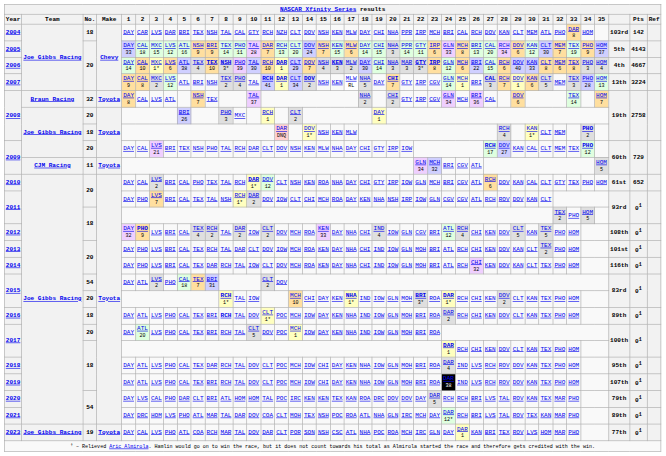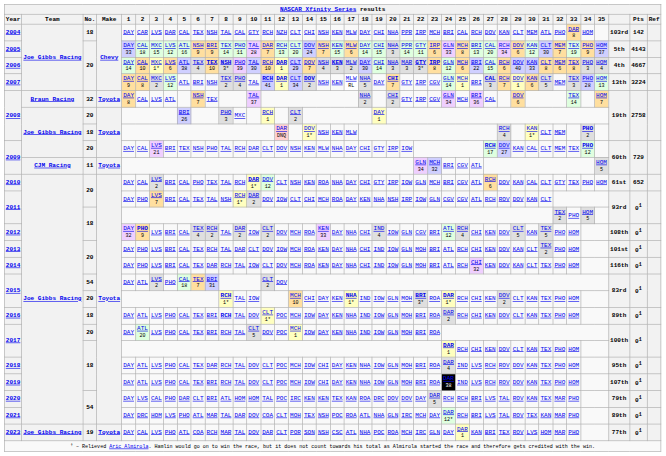(184, 32) BRI -> (184, 32) CAL
(309, 32) DOV -> (309, 32) CHI
